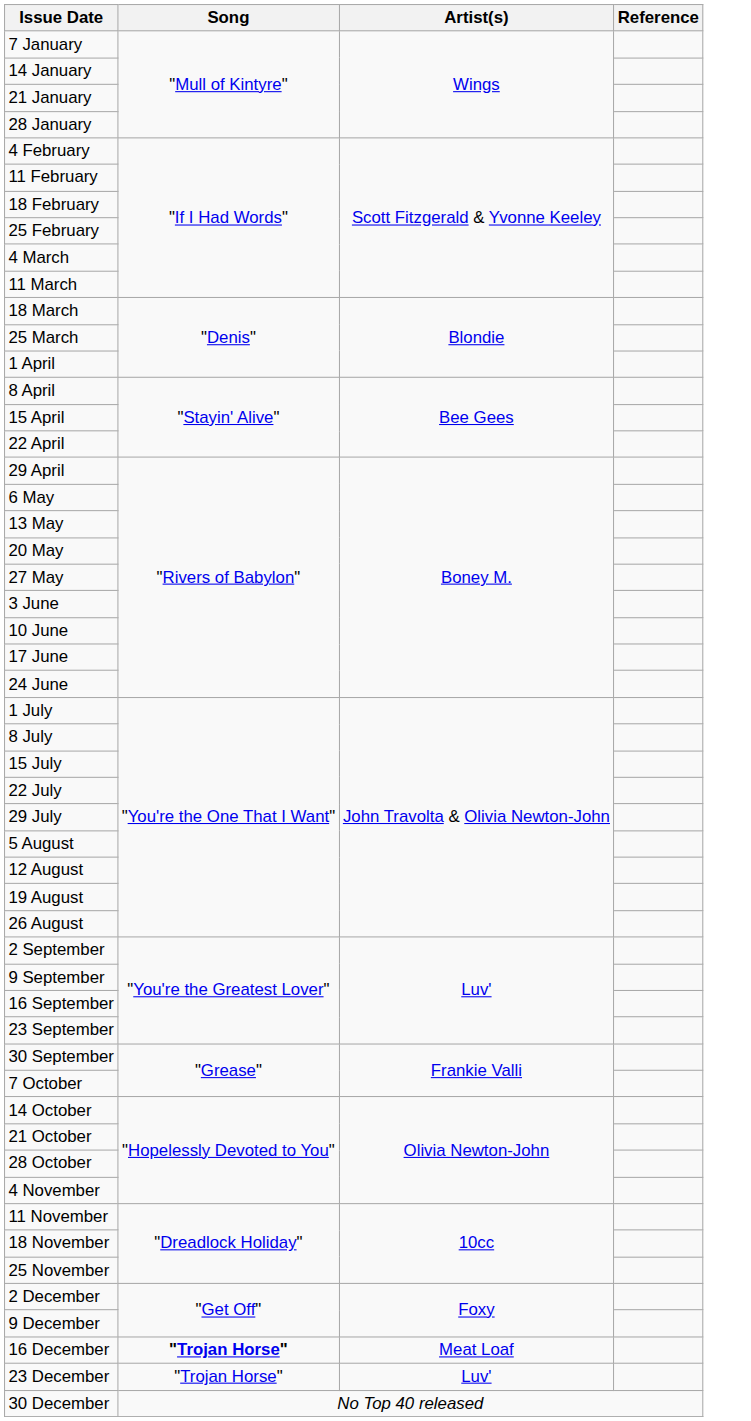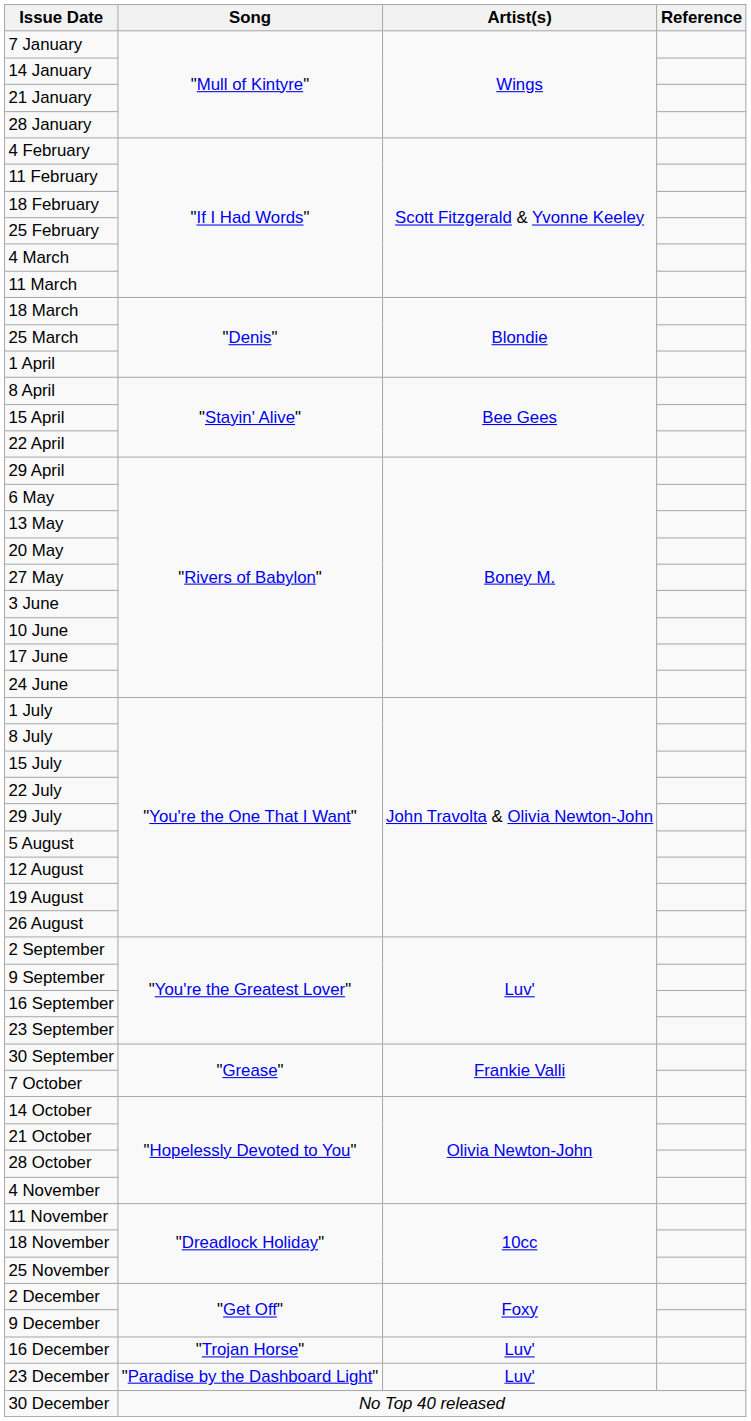(228, 1350) bold -> (250, 1350) normal
(476, 1350) Meat Loaf -> (520, 1350) Luv'
(228, 1376) "Trojan Horse" -> (250, 1376) "Paradise by the Dashboard Light"
